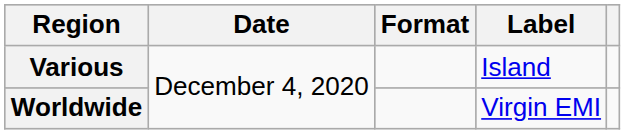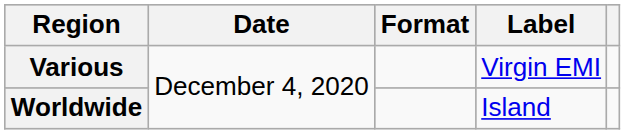(516, 66) Island -> (541, 66) Virgin EMI
(541, 107) Virgin EMI -> (516, 107) Island
